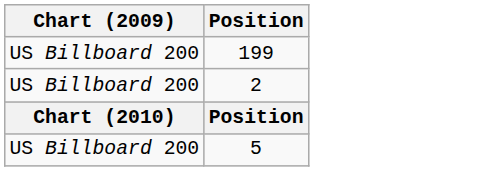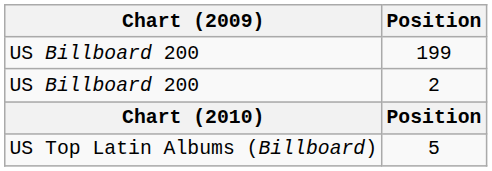(104, 150) US Billboard 200 -> (193, 150) US Top Latin Albums (Billboard)
